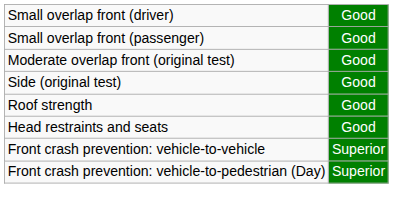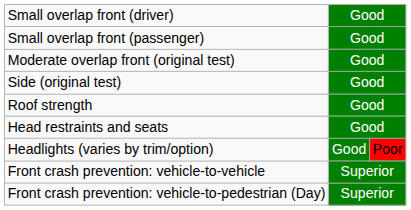+ row: (111, 149)
